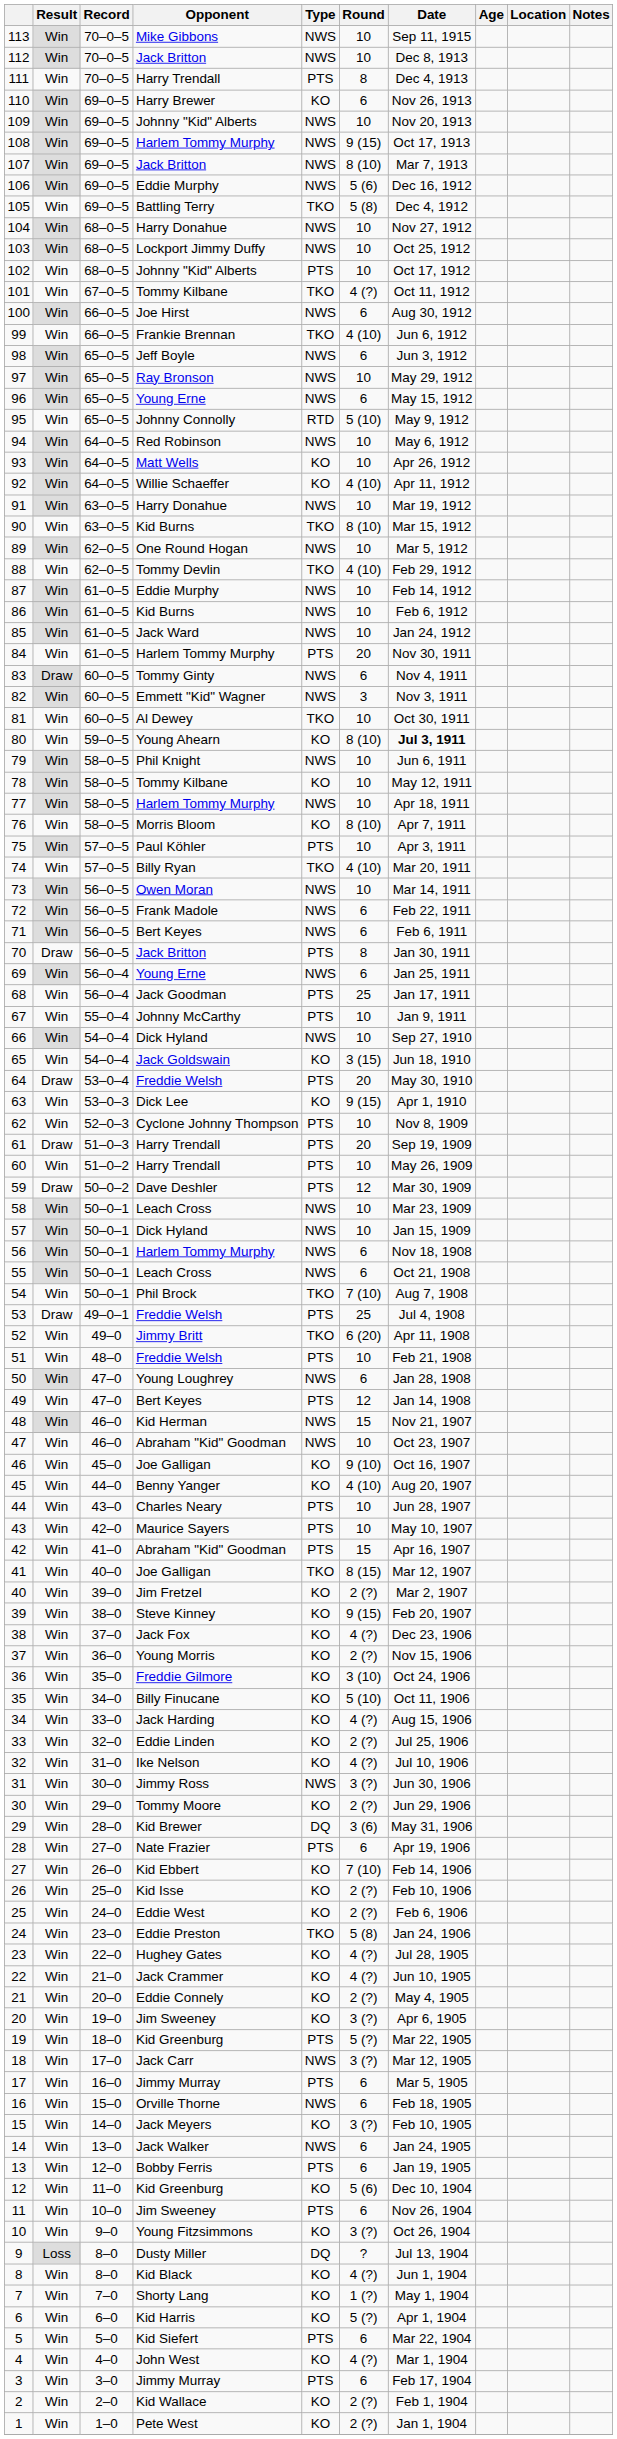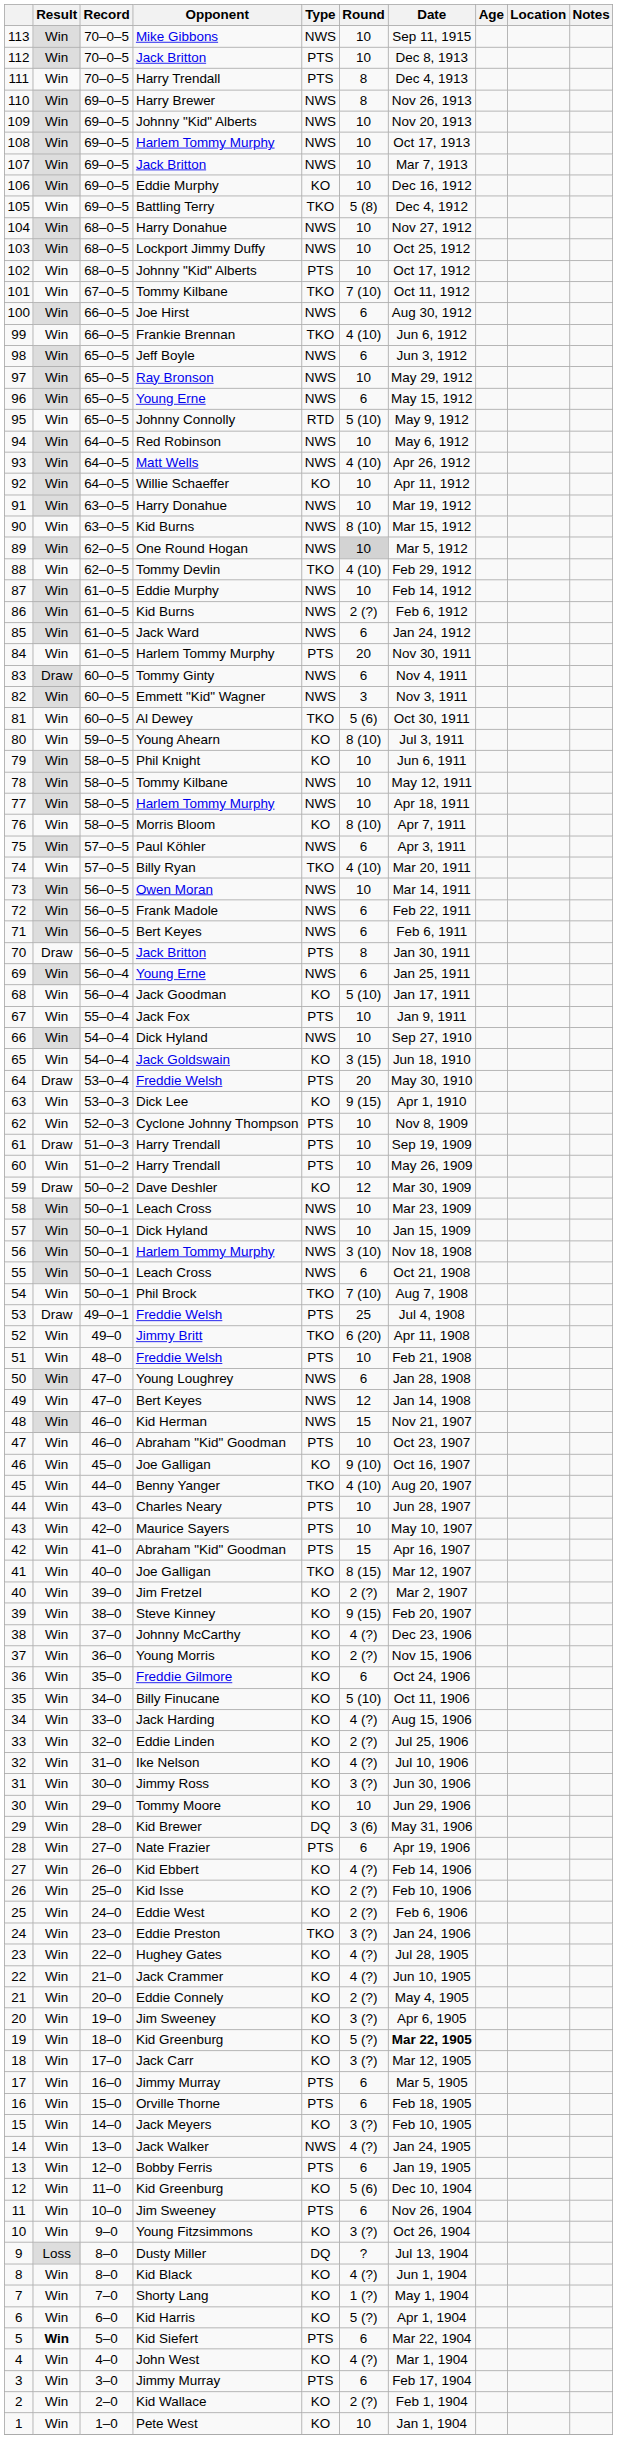(320, 57) NWS -> (320, 57) PTS
(320, 100) KO -> (320, 100) NWS
(364, 100) 6 -> (364, 100) 8
(364, 143) 9 (15) -> (364, 143) 10
(364, 164) 8 (10) -> (364, 164) 10
(320, 185) NWS -> (320, 185) KO
(364, 185) 5 (6) -> (364, 185) 10
(364, 292) 4 (?) -> (364, 292) 7 (10)
(320, 462) KO -> (320, 462) NWS
(364, 462) 10 -> (364, 462) 4 (10)
(364, 484) 4 (10) -> (364, 484) 10
(320, 526) TKO -> (320, 526) NWS
(364, 548) no background -> (364, 548) lightgrey background
(364, 611) 10 -> (364, 611) 2 (?)
(364, 633) 10 -> (364, 633) 6
(364, 718) 10 -> (364, 718) 5 (6)
(432, 739) bold -> (432, 739) normal
(320, 761) NWS -> (320, 761) KO
(320, 782) KO -> (320, 782) NWS
(320, 846) PTS -> (320, 846) NWS
(364, 846) 10 -> (364, 846) 6
(320, 995) PTS -> (320, 995) KO
(364, 995) 25 -> (364, 995) 5 (10)
(188, 1016) Johnny McCarthy -> (163, 1016) Jack Fox
(364, 1144) 20 -> (364, 1144) 10
(320, 1187) PTS -> (320, 1187) KO
(364, 1251) 6 -> (364, 1251) 3 (10)
(320, 1400) PTS -> (320, 1400) NWS
(320, 1443) NWS -> (320, 1443) PTS
(320, 1485) KO -> (320, 1485) TKO
(163, 1635) Jack Fox -> (188, 1635) Johnny McCarthy
(364, 1677) 3 (10) -> (364, 1677) 6
(320, 1784) NWS -> (320, 1784) KO
(364, 1805) 2 (?) -> (364, 1805) 10
(364, 1869) 7 (10) -> (364, 1869) 4 (?)
(364, 1933) 5 (8) -> (364, 1933) 3 (?)
(320, 2040) PTS -> (320, 2040) KO
(432, 2040) normal -> (432, 2040) bold
(320, 2061) NWS -> (320, 2061) KO
(320, 2104) NWS -> (320, 2104) PTS
(364, 2146) 6 -> (364, 2146) 4 (?)
(57, 2338) normal -> (57, 2338) bold
(364, 2423) 2 (?) -> (364, 2423) 10
